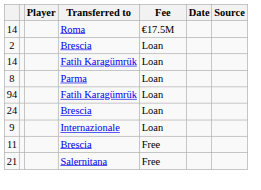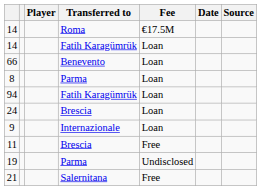- row: (12, 45)
+ row: (12, 62)
+ row: (12, 161)
